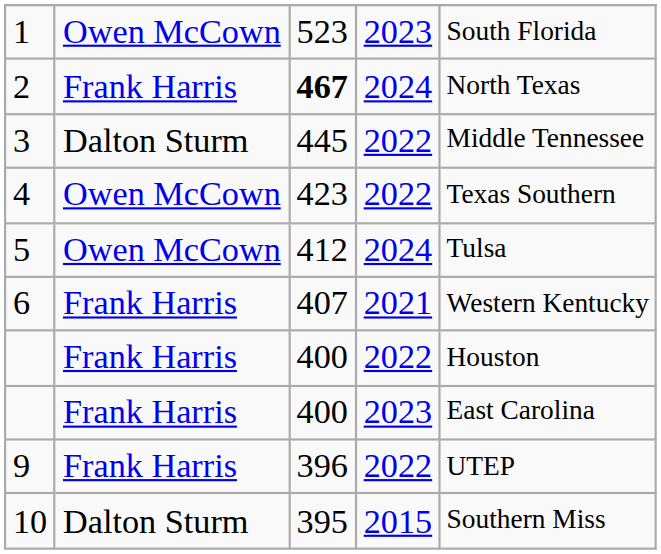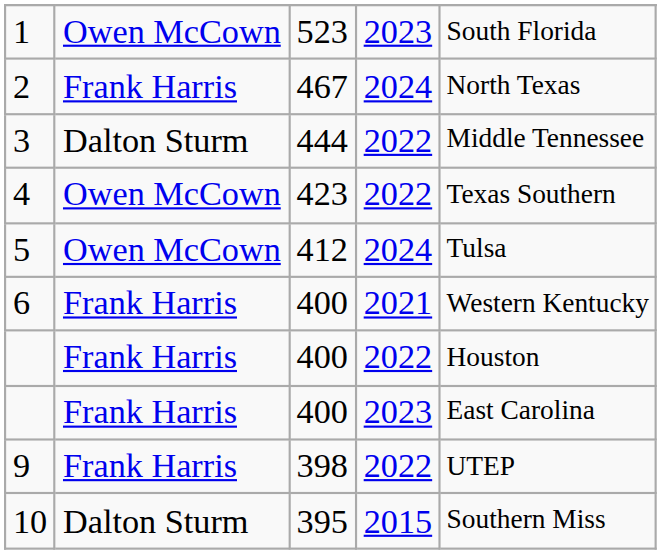(322, 85) bold -> (322, 85) normal
(322, 140) 445 -> (322, 140) 444
(322, 303) 407 -> (322, 303) 400
(322, 466) 396 -> (322, 466) 398
